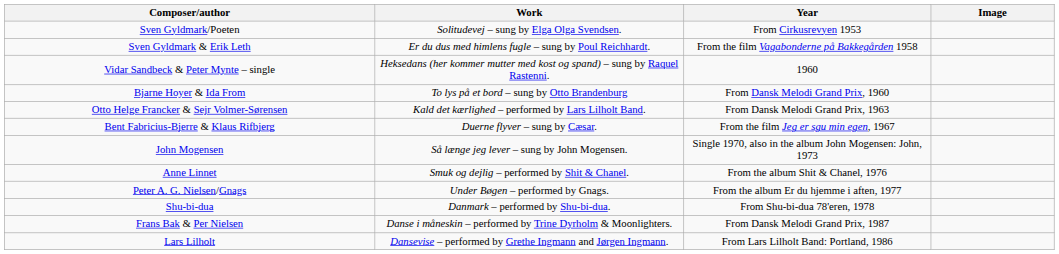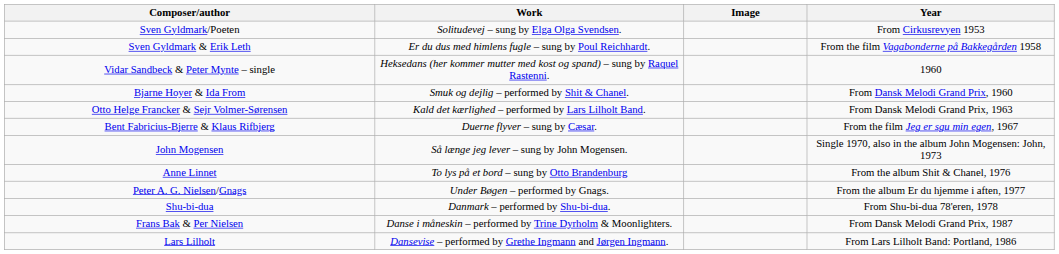columns swapped: (807, 13) <-> (993, 13)
(529, 93) To lys på et bord – sung by Otto Brandenburg -> (529, 93) Smuk og dejlig – performed by Shit & Chanel.
(529, 173) Smuk og dejlig – performed by Shit & Chanel. -> (529, 173) To lys på et bord – sung by Otto Brandenburg
